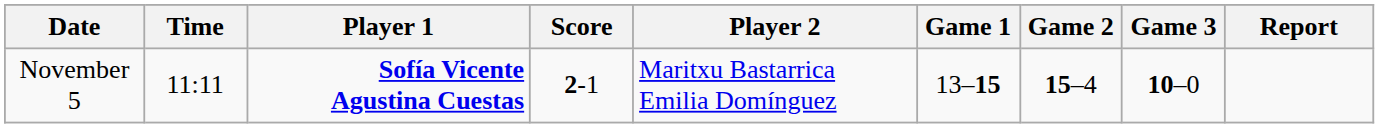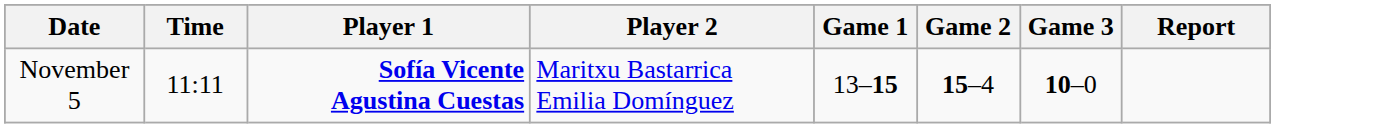- column: (582, 26)
